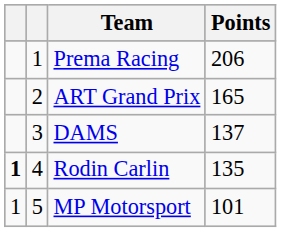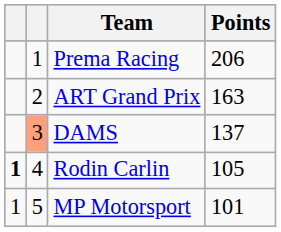(228, 96) 165 -> (228, 96) 163
(37, 132) no background -> (37, 132) lightsalmon background
(228, 169) 135 -> (228, 169) 105
